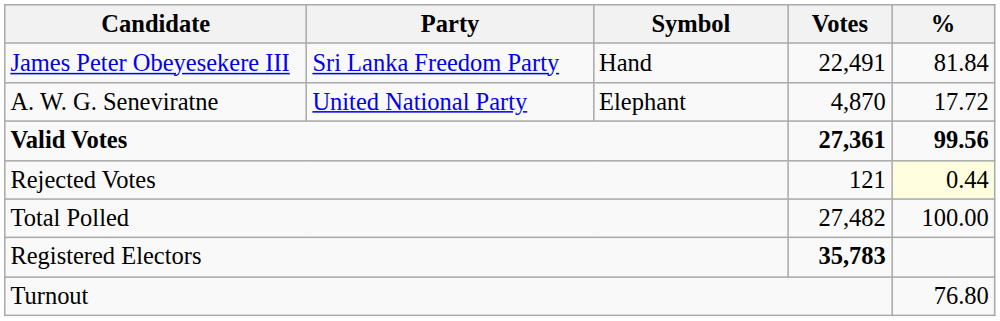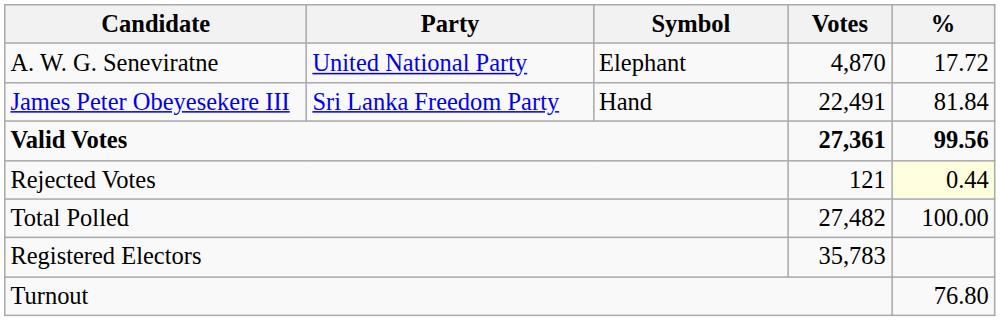rows swapped: (150, 62) <-> (114, 101)
(852, 256) bold -> (852, 256) normal
